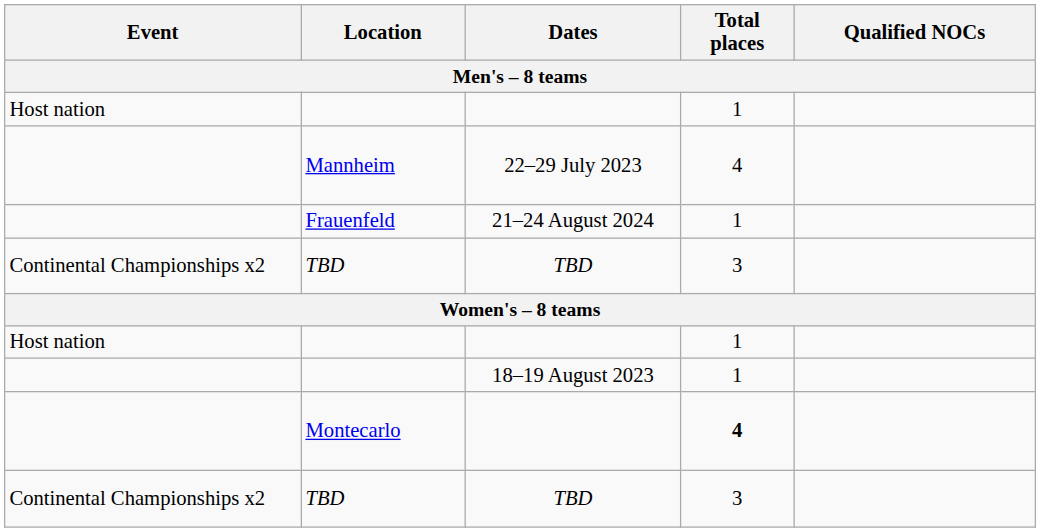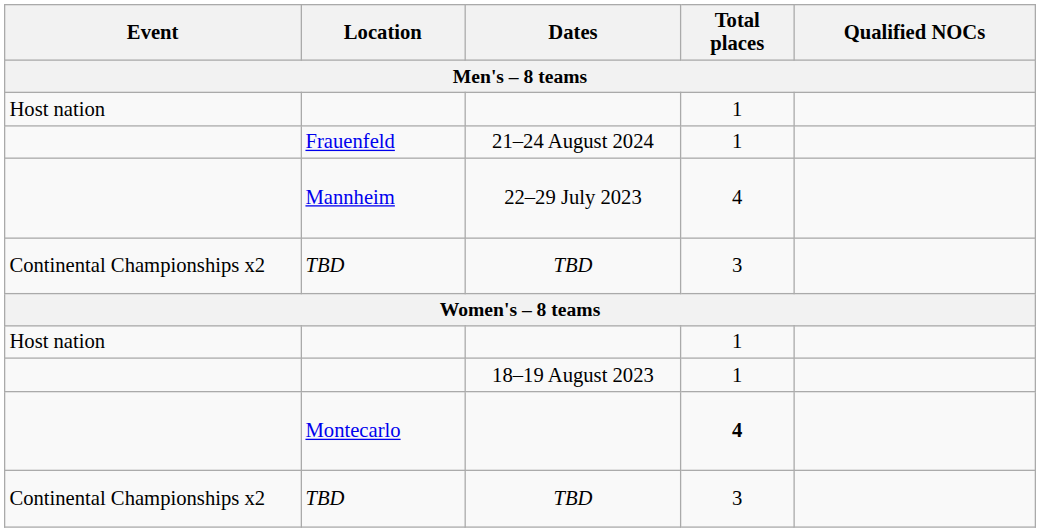rows swapped: (350, 165) <-> (350, 221)
